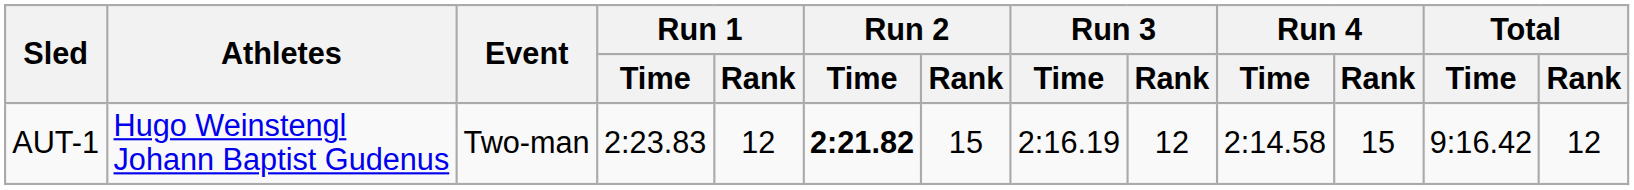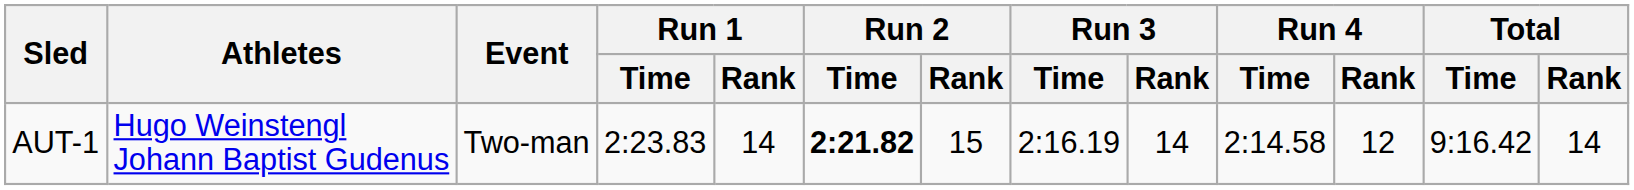(758, 144) 12 -> (758, 144) 14
(1172, 144) 12 -> (1172, 144) 14
(1378, 144) 15 -> (1378, 144) 12
(1584, 144) 12 -> (1584, 144) 14
